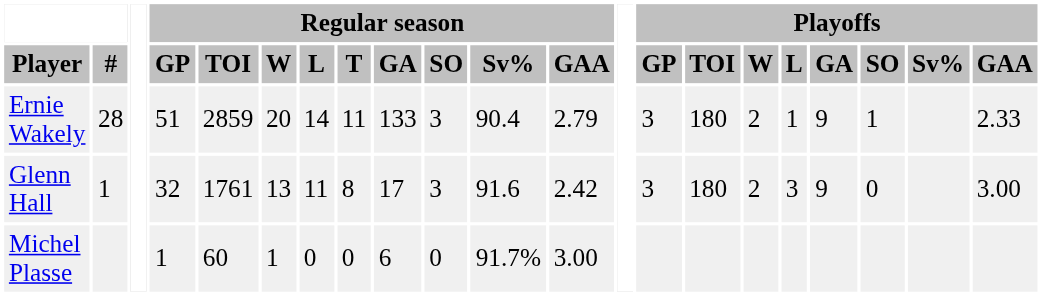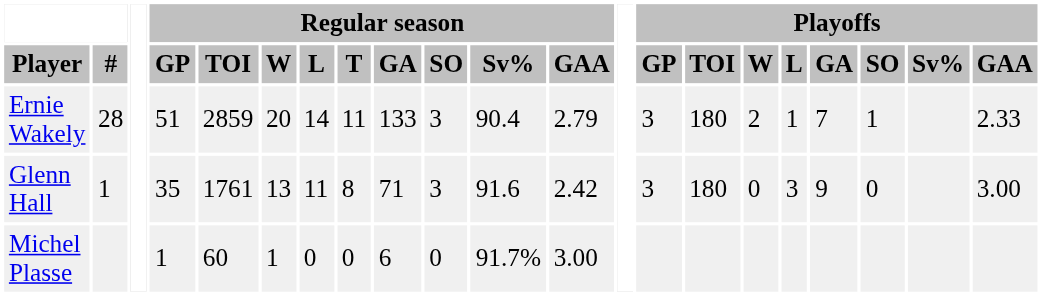(821, 119) 9 -> (821, 119) 7
(168, 188) 32 -> (168, 188) 35
(391, 188) 17 -> (391, 188) 71
(754, 188) 2 -> (754, 188) 0
